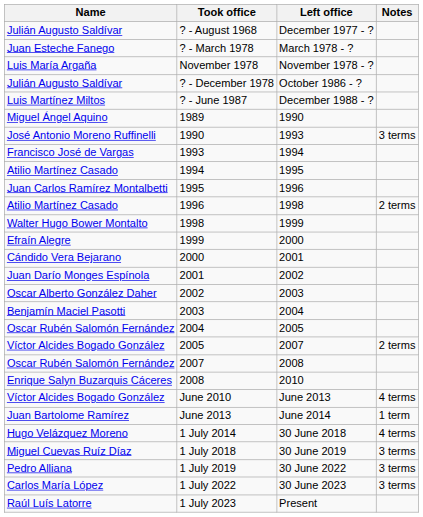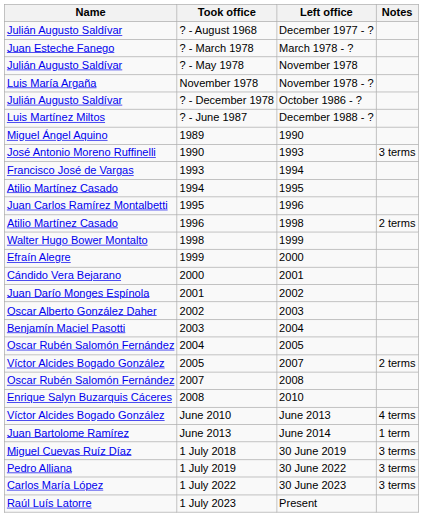+ row: (212, 65)
- row: (208, 433)
